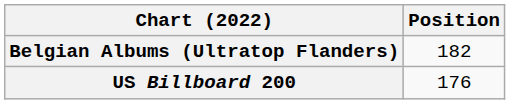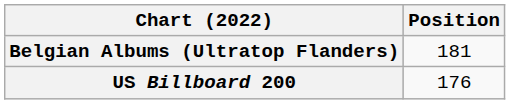(454, 51) 182 -> (454, 51) 181
